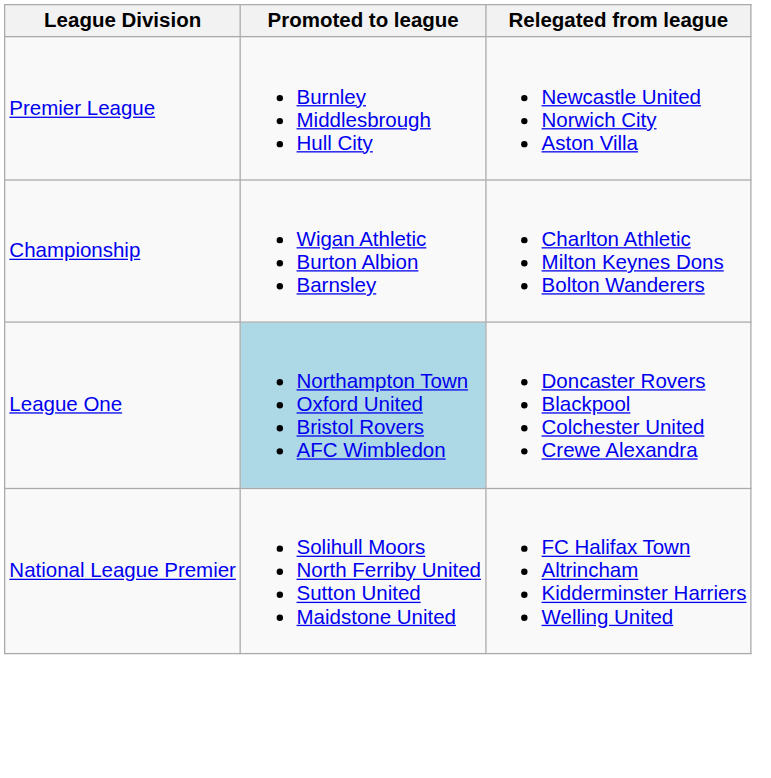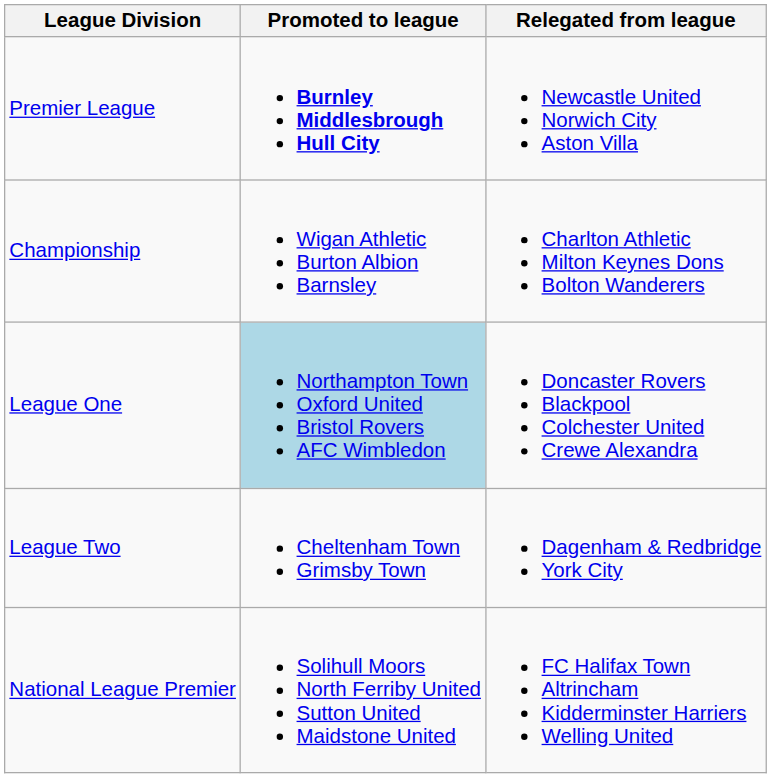(363, 120) normal -> (363, 120) bold
+ row: (65, 547)
